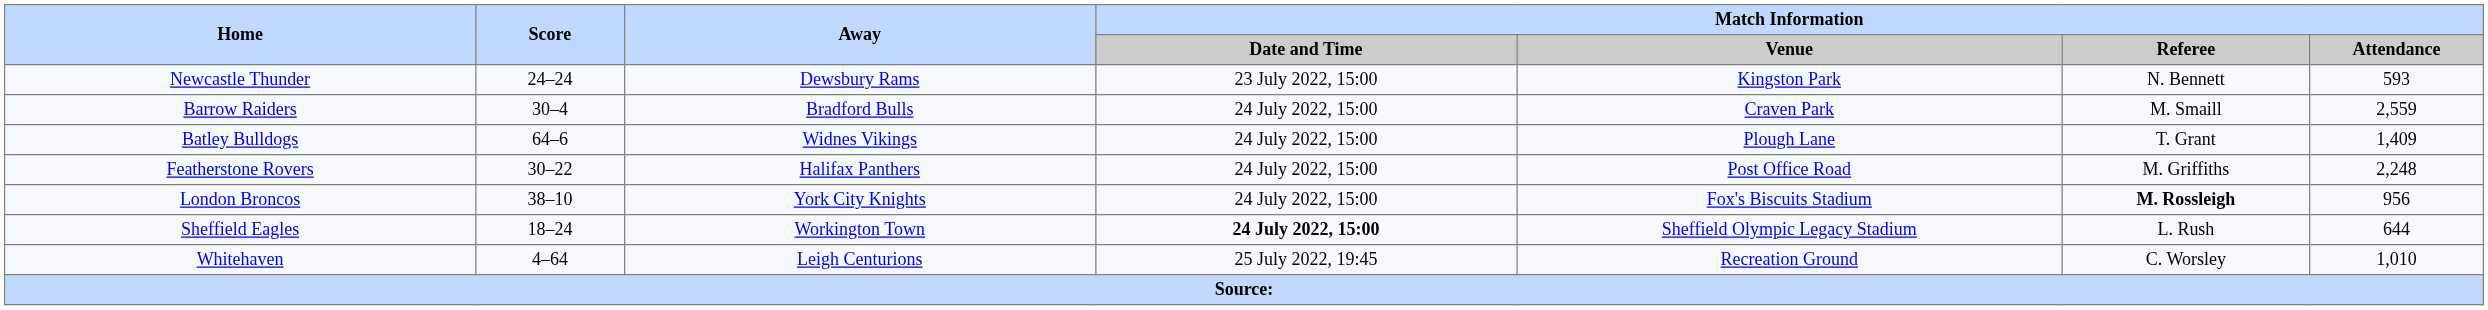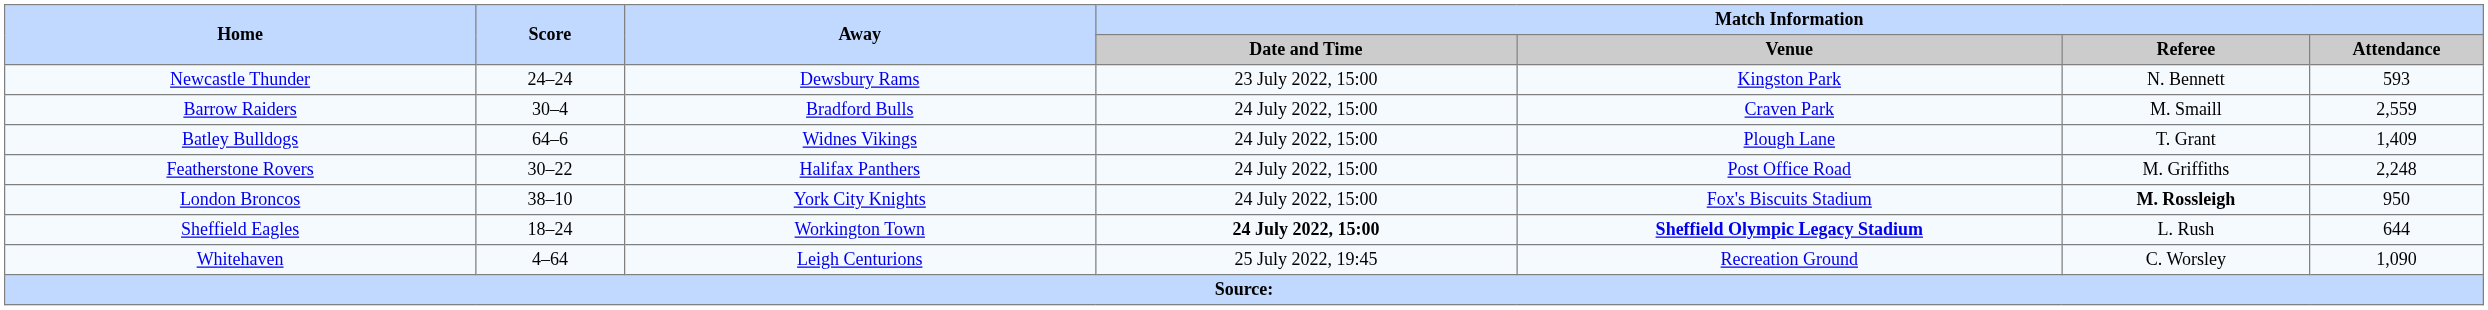(2397, 199) 956 -> (2397, 199) 950
(1789, 229) normal -> (1789, 229) bold
(2397, 259) 1,010 -> (2397, 259) 1,090
